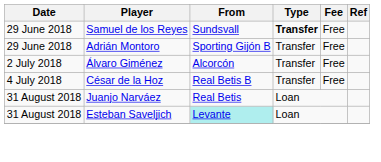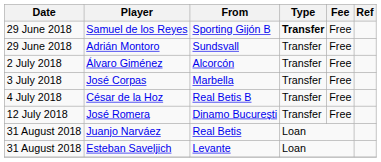(216, 30) Sundsvall -> (232, 30) Sporting Gijón B
(232, 47) Sporting Gijón B -> (216, 47) Sundsvall
+ row: (116, 81)
+ row: (118, 115)
(212, 115) paleturquoise background -> (212, 149) no background
